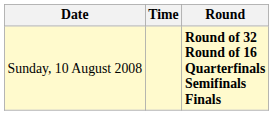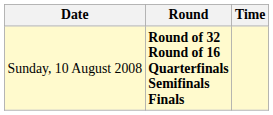columns swapped: (164, 15) <-> (225, 15)
